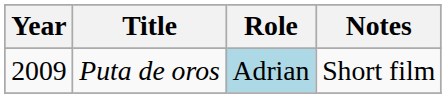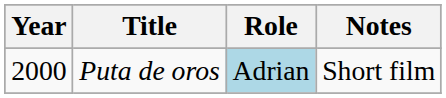(39, 70) 2009 -> (39, 70) 2000
